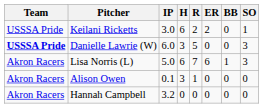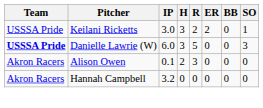(182, 29) 6 -> (182, 29) 3
- row: (102, 62)
(182, 78) 3 -> (182, 62) 2
(195, 78) 1 -> (195, 62) 3
